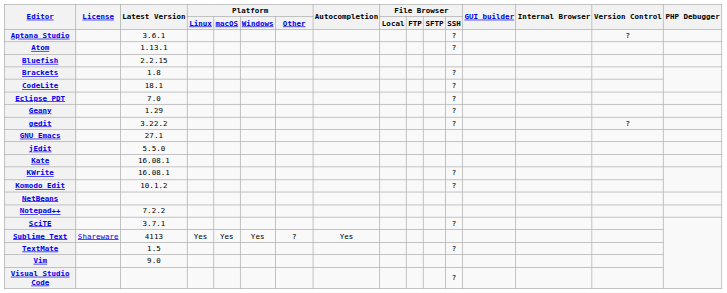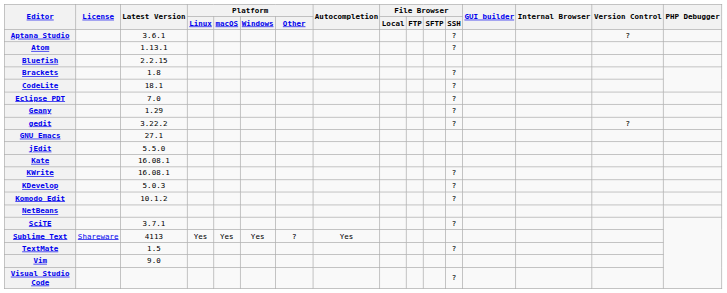+ row: (40, 186)
- row: (40, 211)
